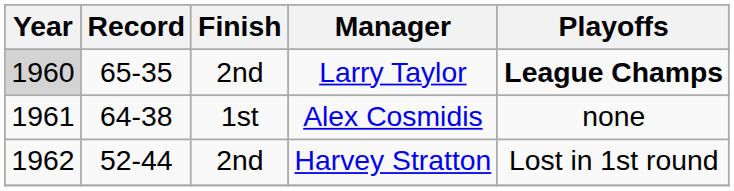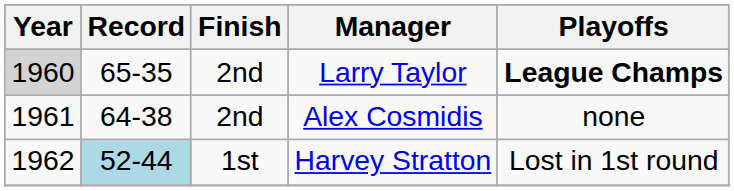(240, 116) 1st -> (240, 116) 2nd
(136, 161) no background -> (136, 161) lightblue background
(240, 161) 2nd -> (240, 161) 1st
